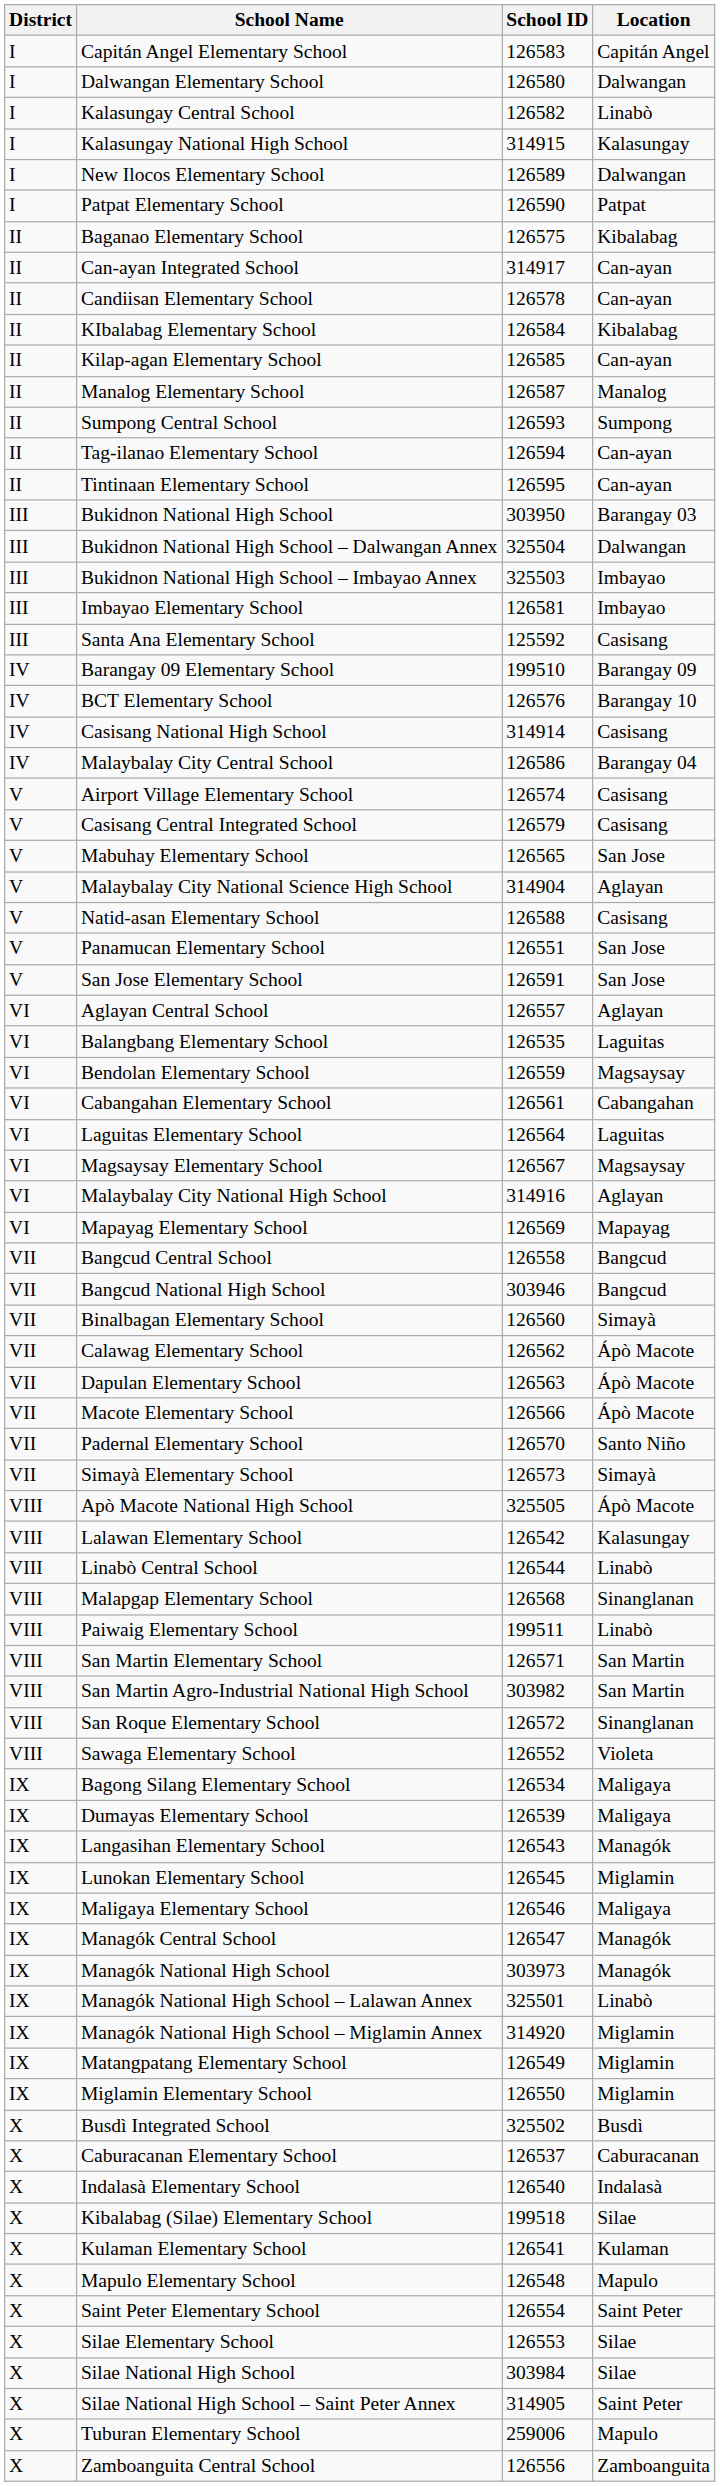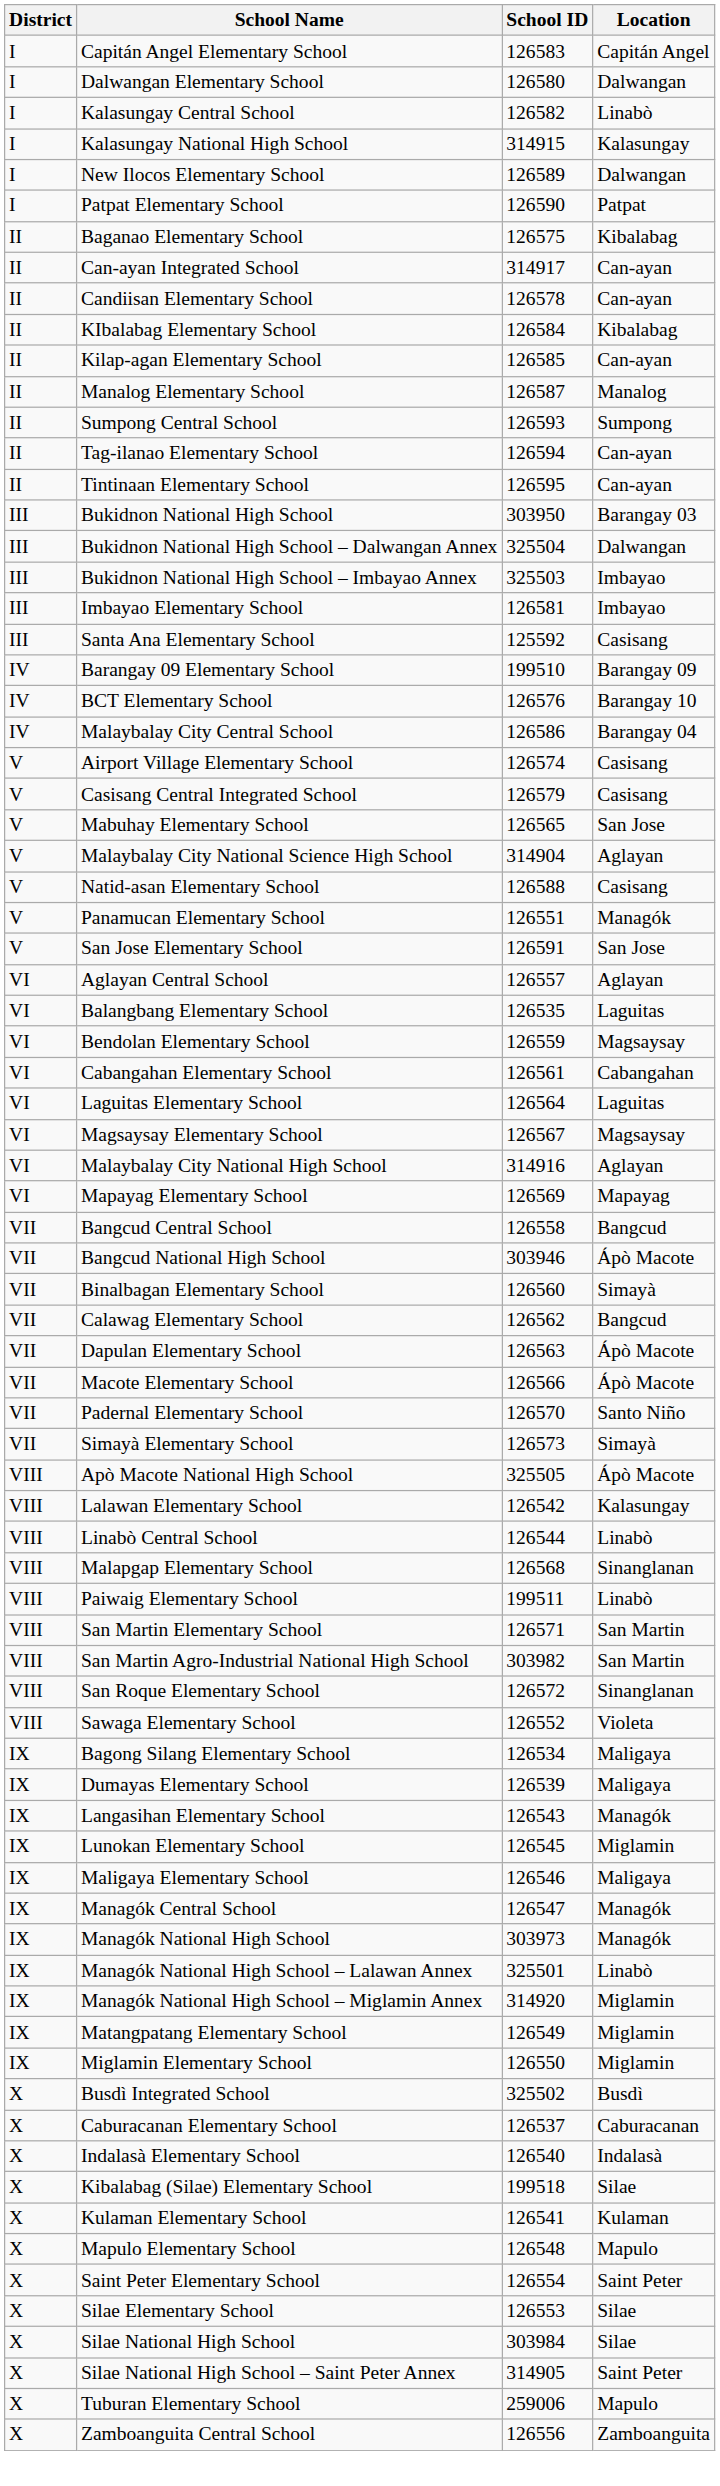- row: (204, 732)
(631, 948) San Jose -> (634, 917) Managók
(632, 1289) Bangcud -> (646, 1258) Ápò Macote
(646, 1351) Ápò Macote -> (632, 1320) Bangcud
